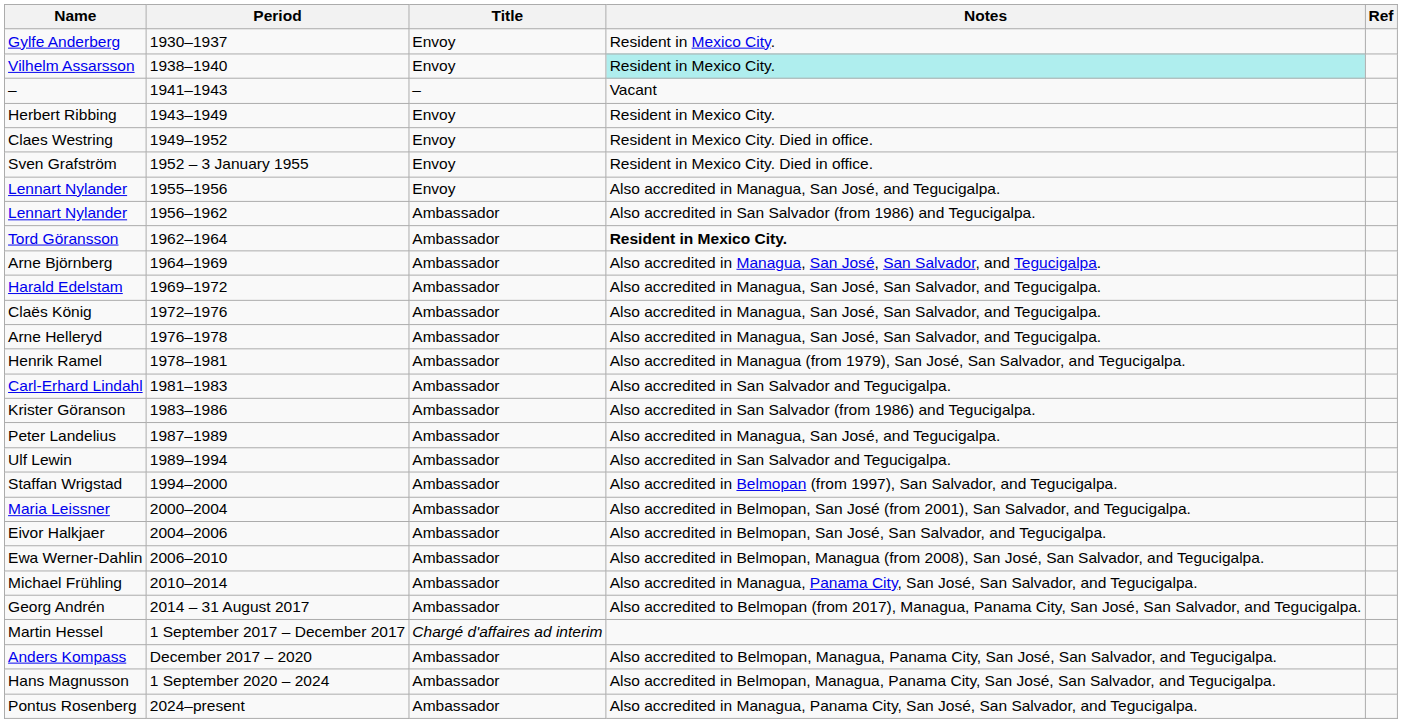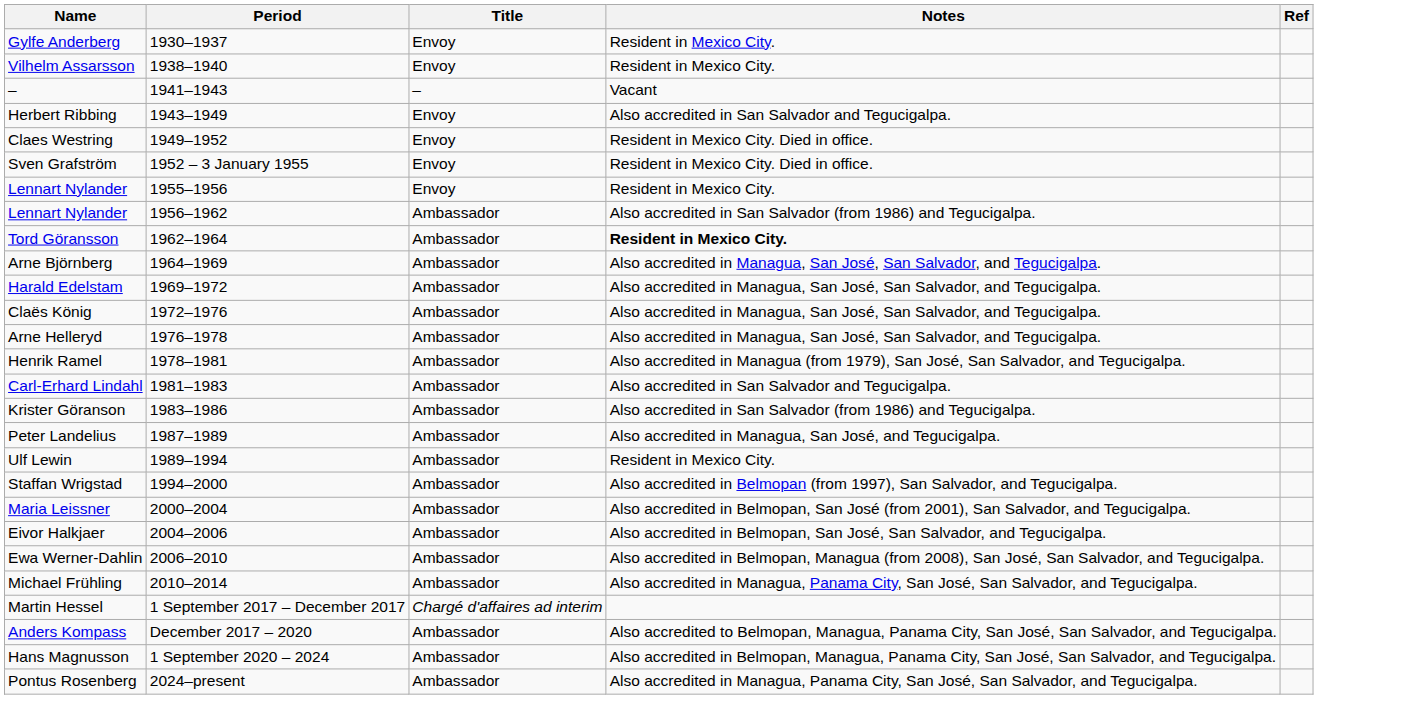(692, 66) paleturquoise background -> (692, 66) no background
(692, 115) Resident in Mexico City. -> (780, 115) Also accredited in San Salvador and Tegucigalpa.
(805, 189) Also accredited in Managua, San José, and Tegucigalpa. -> (692, 189) Resident in Mexico City.
(780, 459) Also accredited in San Salvador and Tegucigalpa. -> (692, 459) Resident in Mexico City.
- row: (56, 607)
